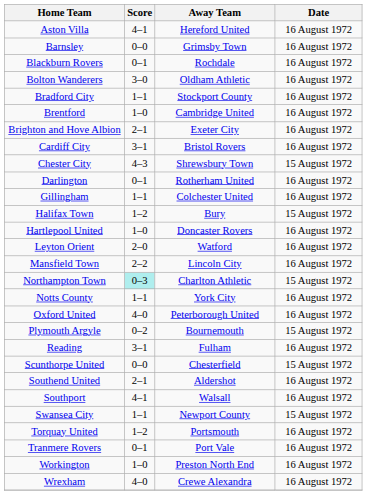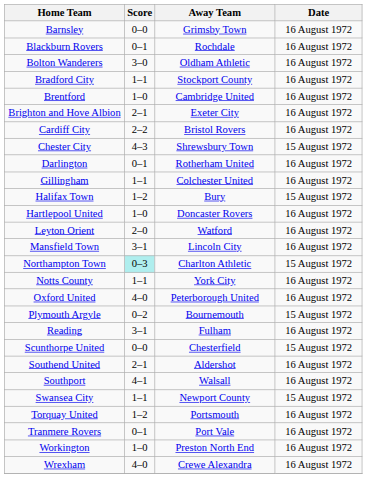- row: (65, 29)
(140, 146) 3–1 -> (140, 130) 2–2
(140, 264) 2–2 -> (140, 247) 3–1
